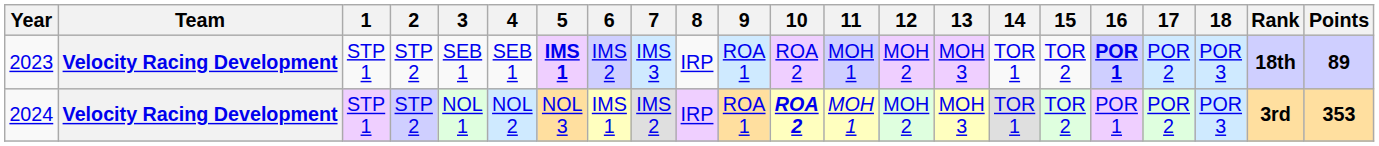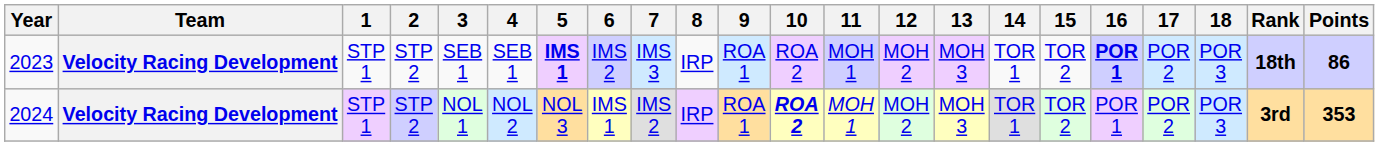(1339, 62) 89 -> (1339, 62) 86
